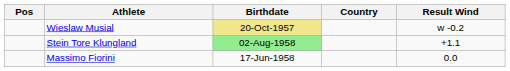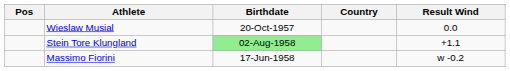(267, 27) khaki background -> (267, 27) no background
(451, 27) w -0.2 -> (451, 27) 0.0
(451, 58) 0.0 -> (451, 58) w -0.2
